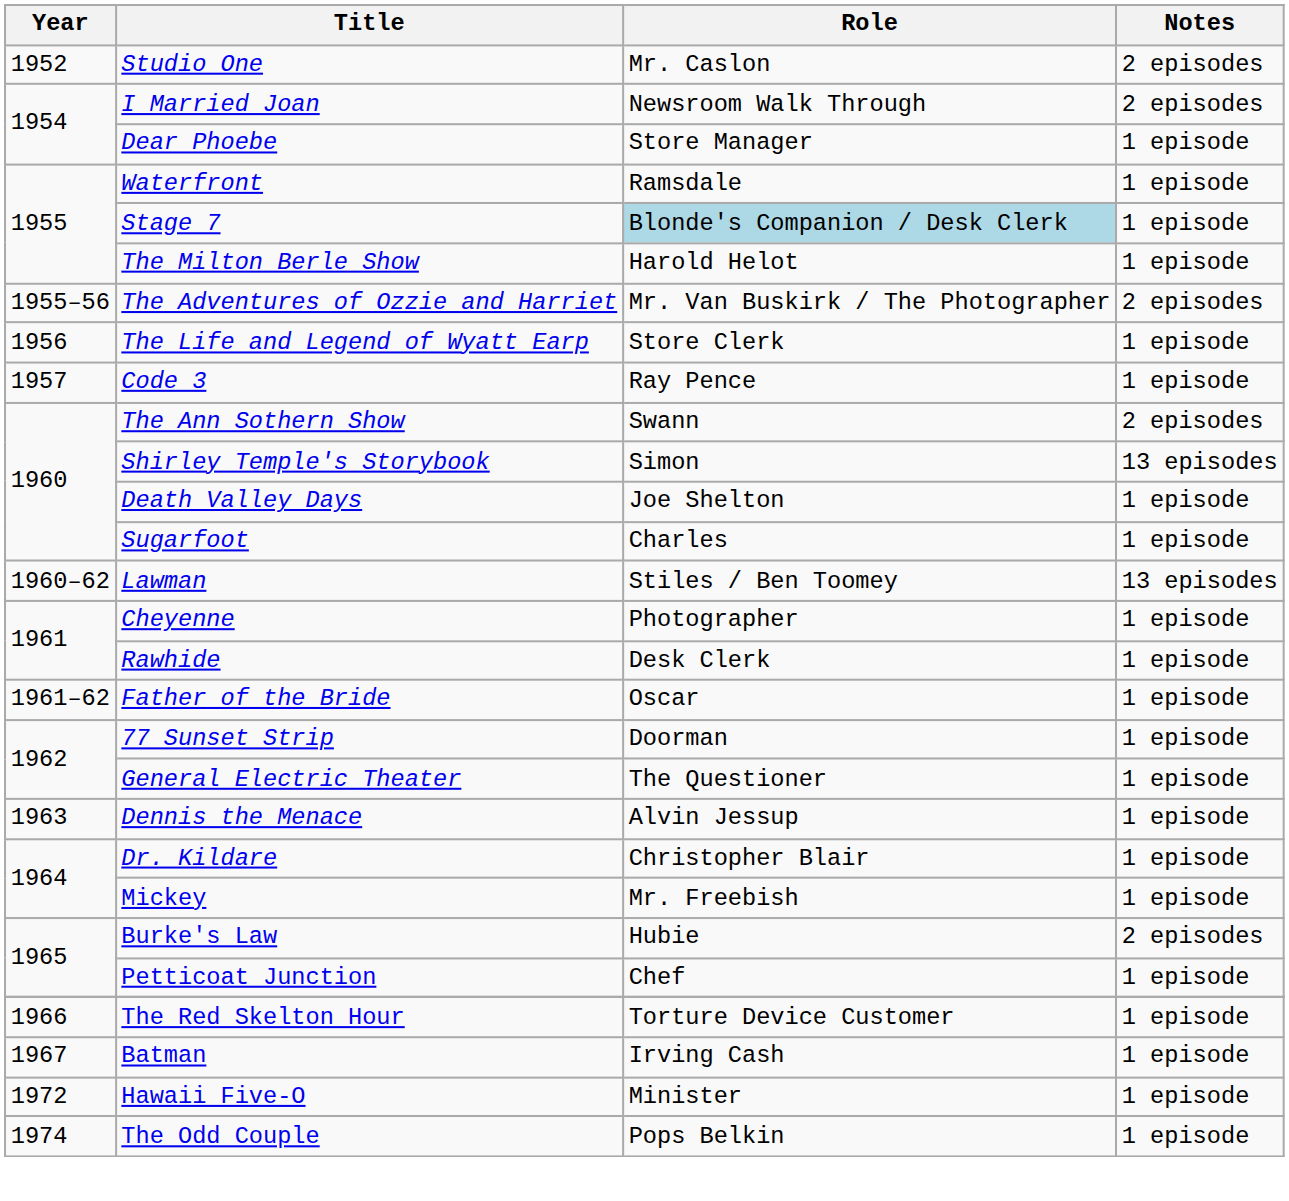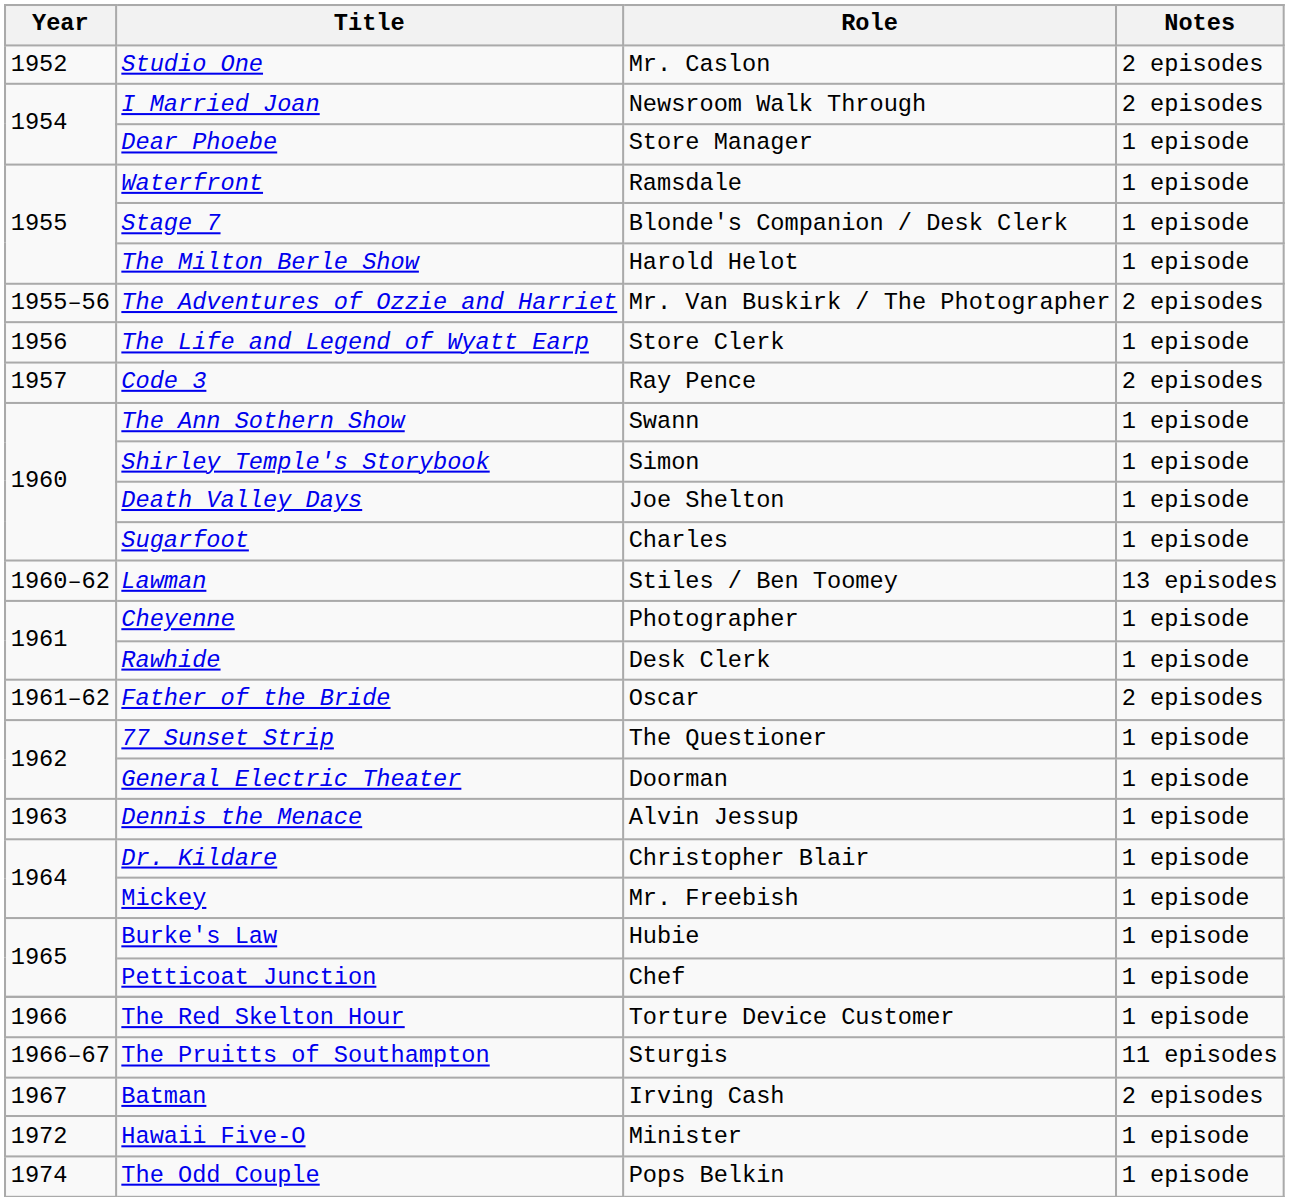(848, 223) lightblue background -> (848, 223) no background
(1186, 382) 1 episode -> (1193, 382) 2 episodes
(1193, 422) 2 episodes -> (1186, 422) 1 episode
(1200, 461) 13 episodes -> (1186, 461) 1 episode
(1186, 700) 1 episode -> (1193, 700) 2 episodes
(678, 739) Doorman -> (728, 739) The Questioner
(728, 779) The Questioner -> (678, 779) Doorman
(1193, 938) 2 episodes -> (1186, 938) 1 episode
+ row: (306, 1057)
(1186, 1057) 1 episode -> (1193, 1097) 2 episodes
